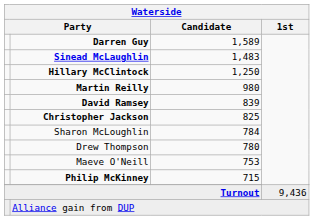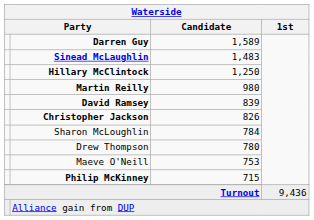(251, 117) 825 -> (251, 117) 826
